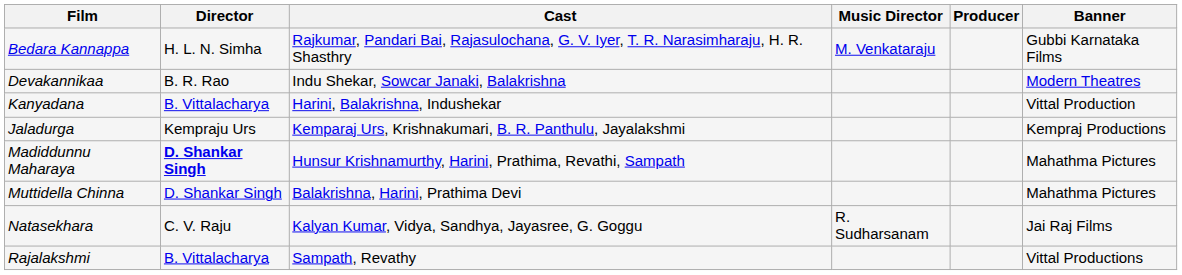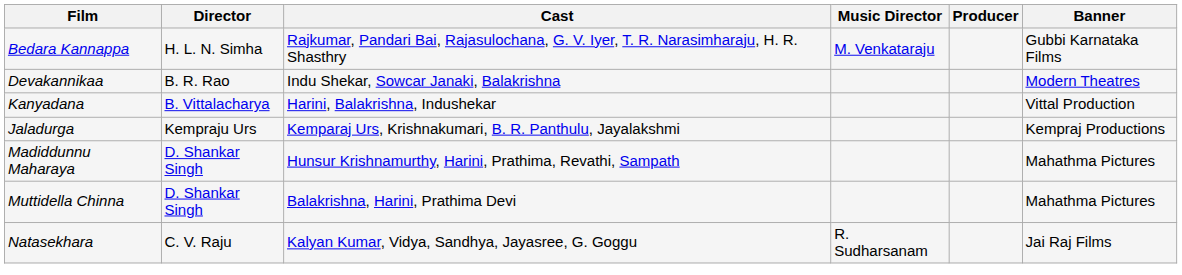(203, 161) bold -> (202, 161) normal
- row: (49, 258)
